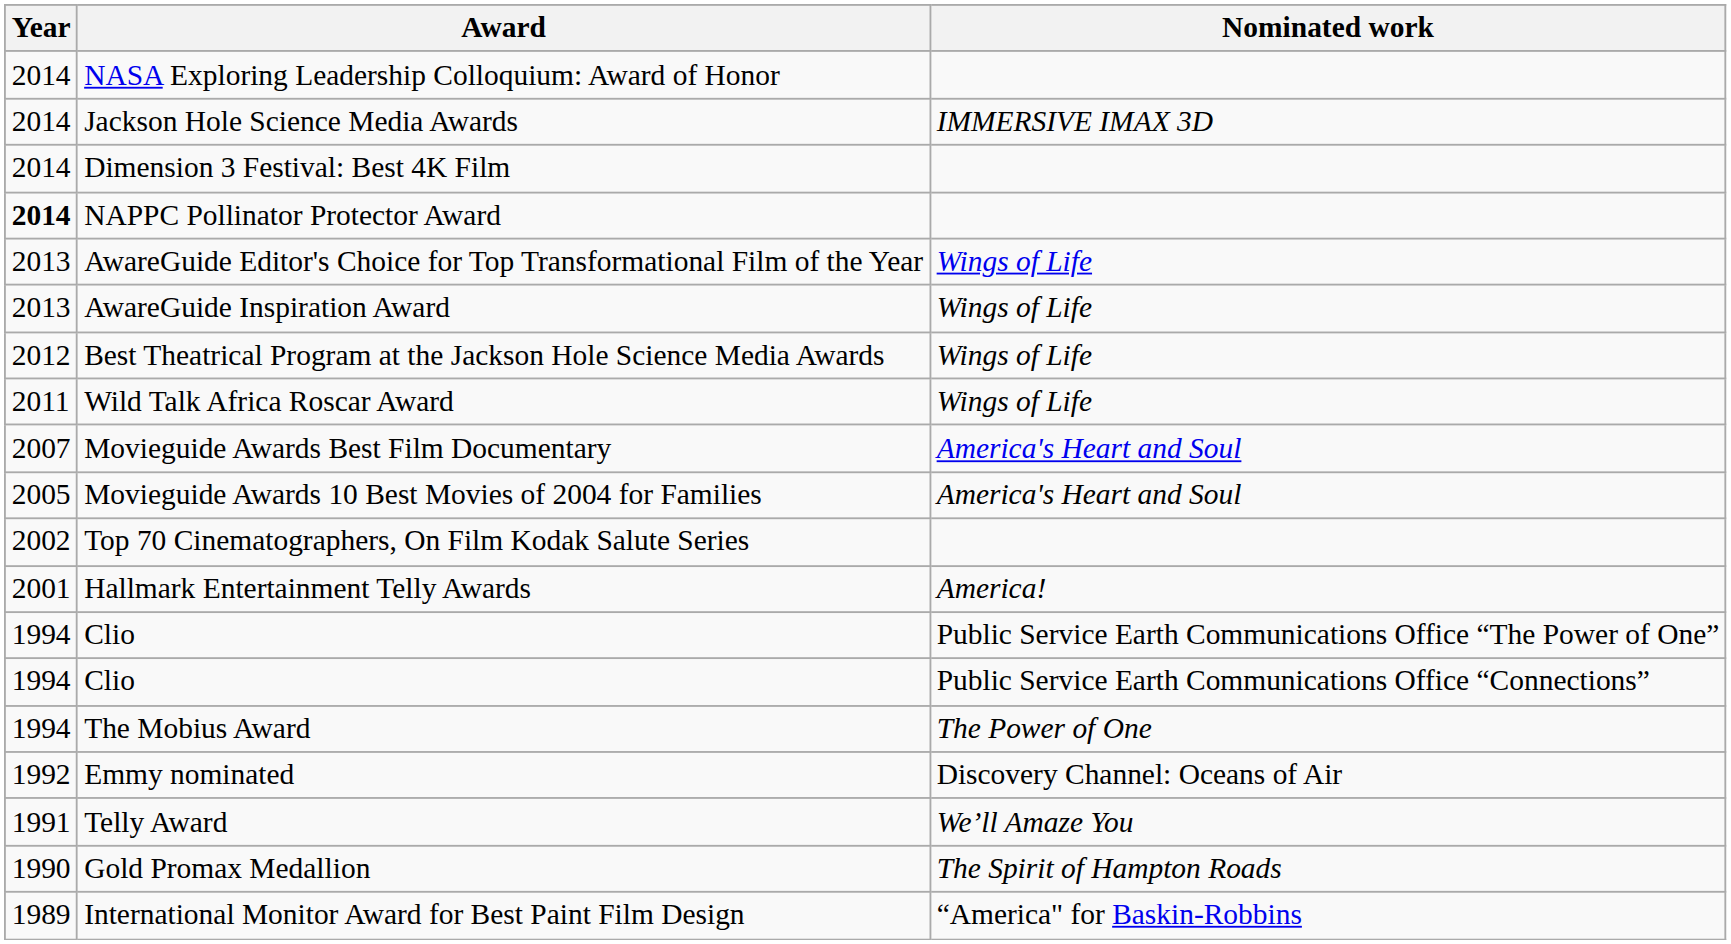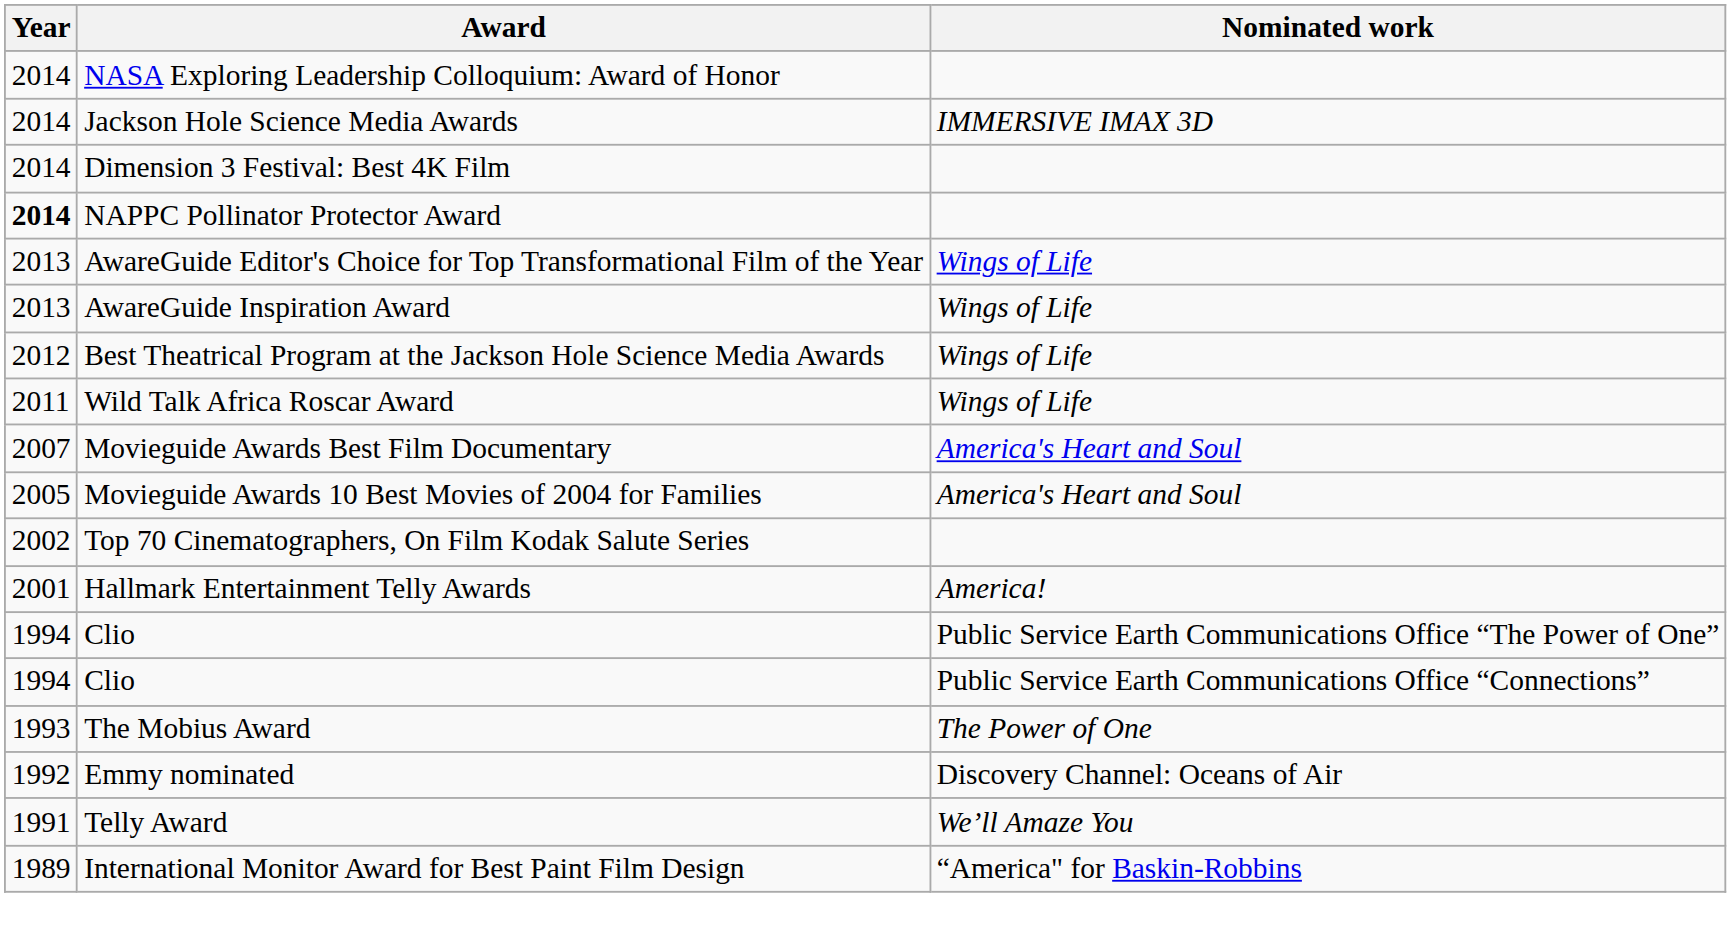(41, 728) 1994 -> (41, 728) 1993
- row: (227, 868)
